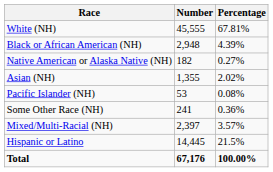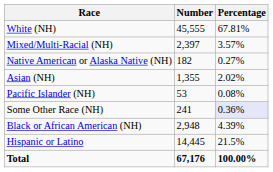rows swapped: (74, 45) <-> (60, 126)
(231, 110) no background -> (231, 110) lavender background
